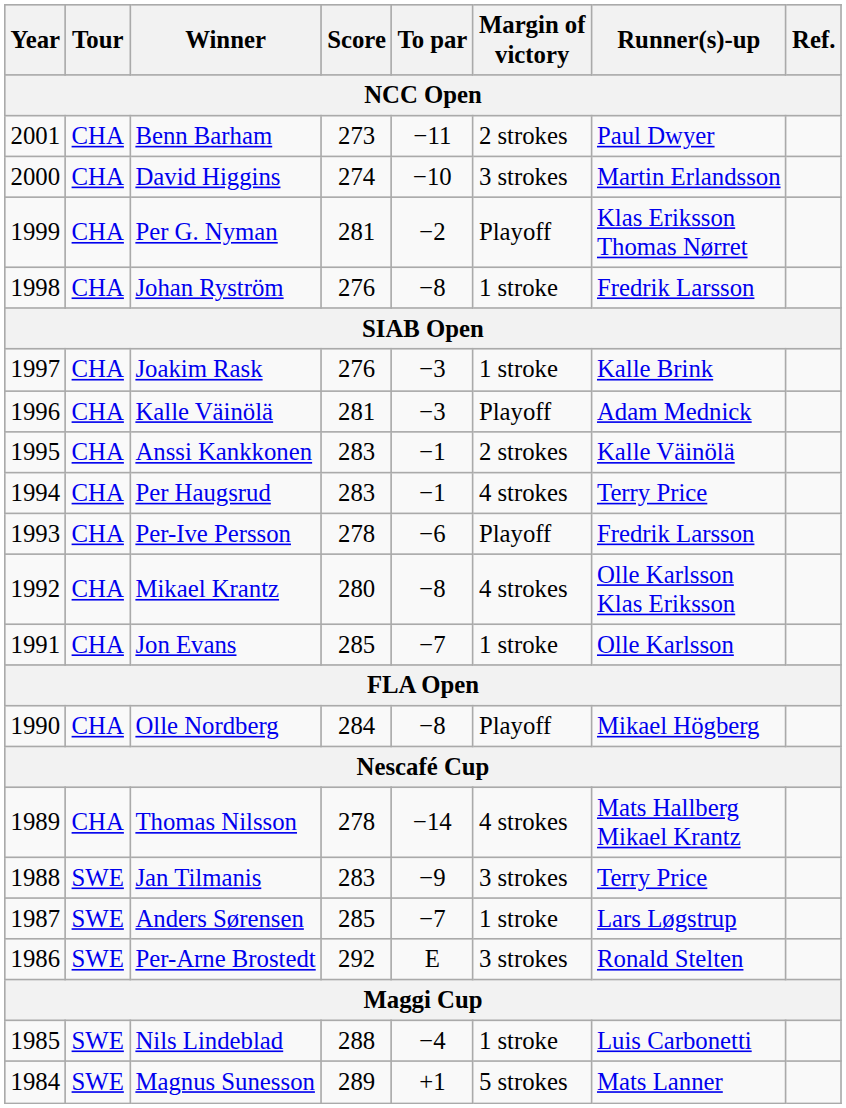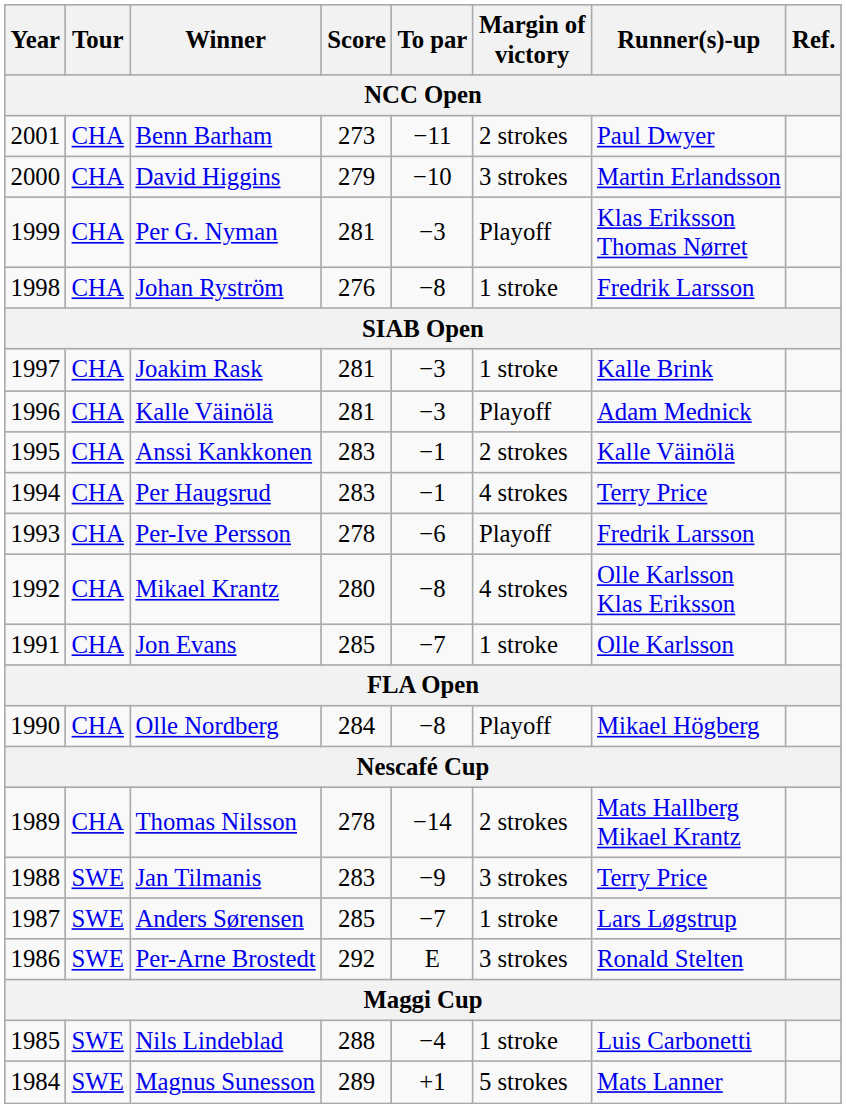(357, 177) 274 -> (357, 177) 279
(432, 232) −2 -> (432, 232) −3
(357, 369) 276 -> (357, 369) 281
(523, 822) 4 strokes -> (523, 822) 2 strokes
